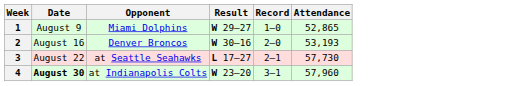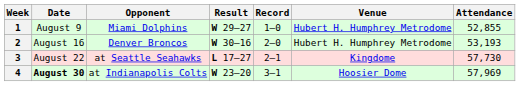+ column: (373, 12)
(322, 27) 52,865 -> (484, 27) 52,855
(322, 73) 57,960 -> (484, 73) 57,969
